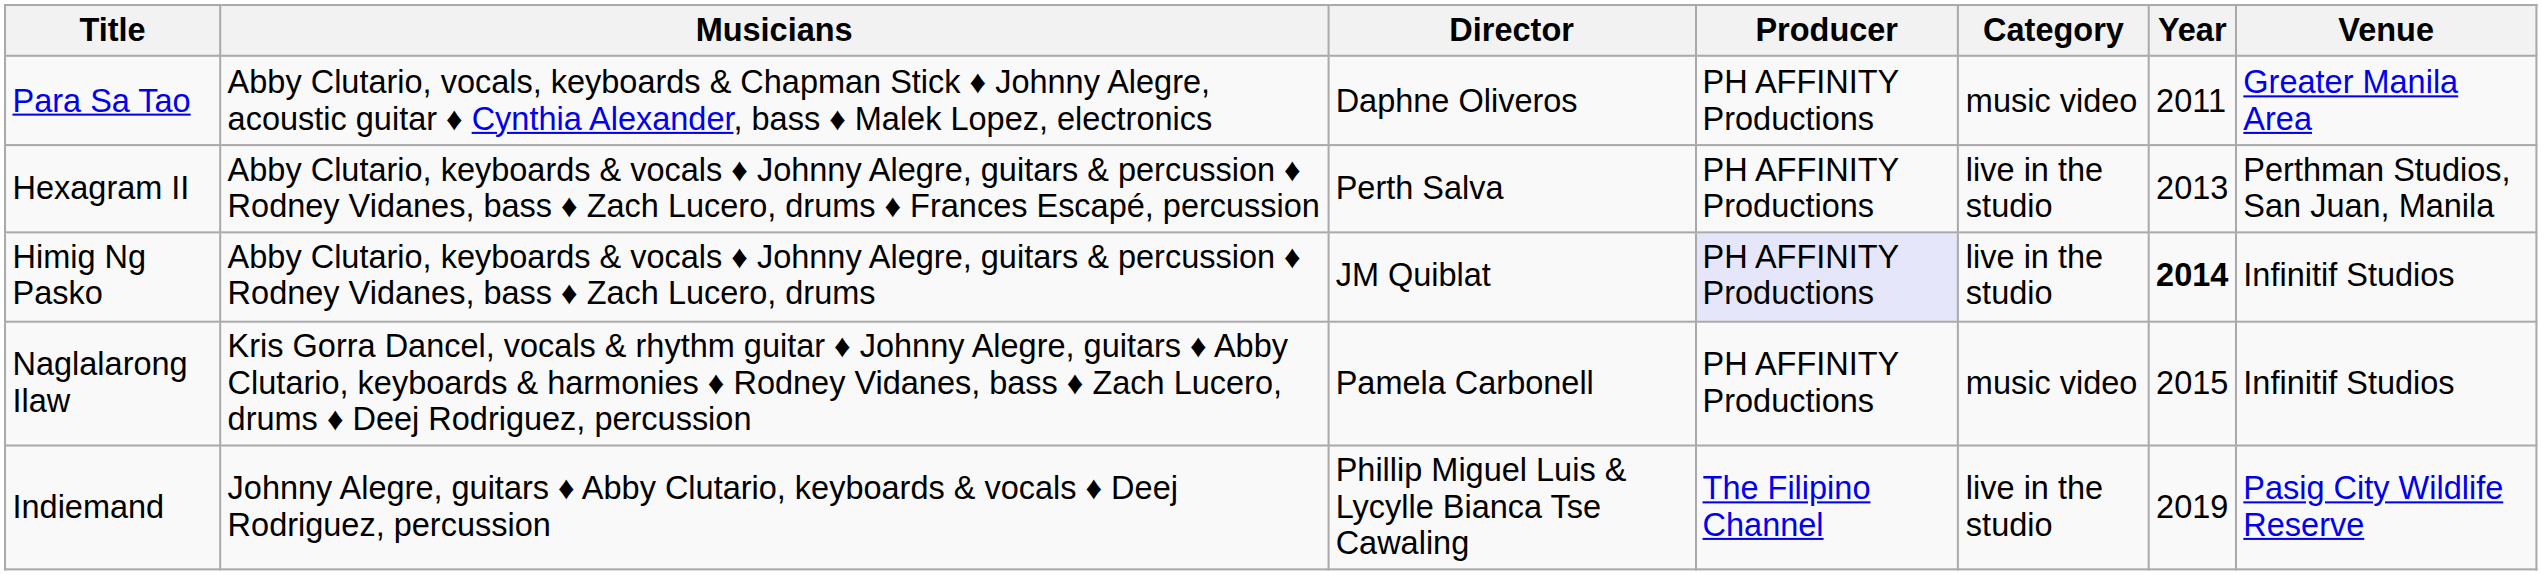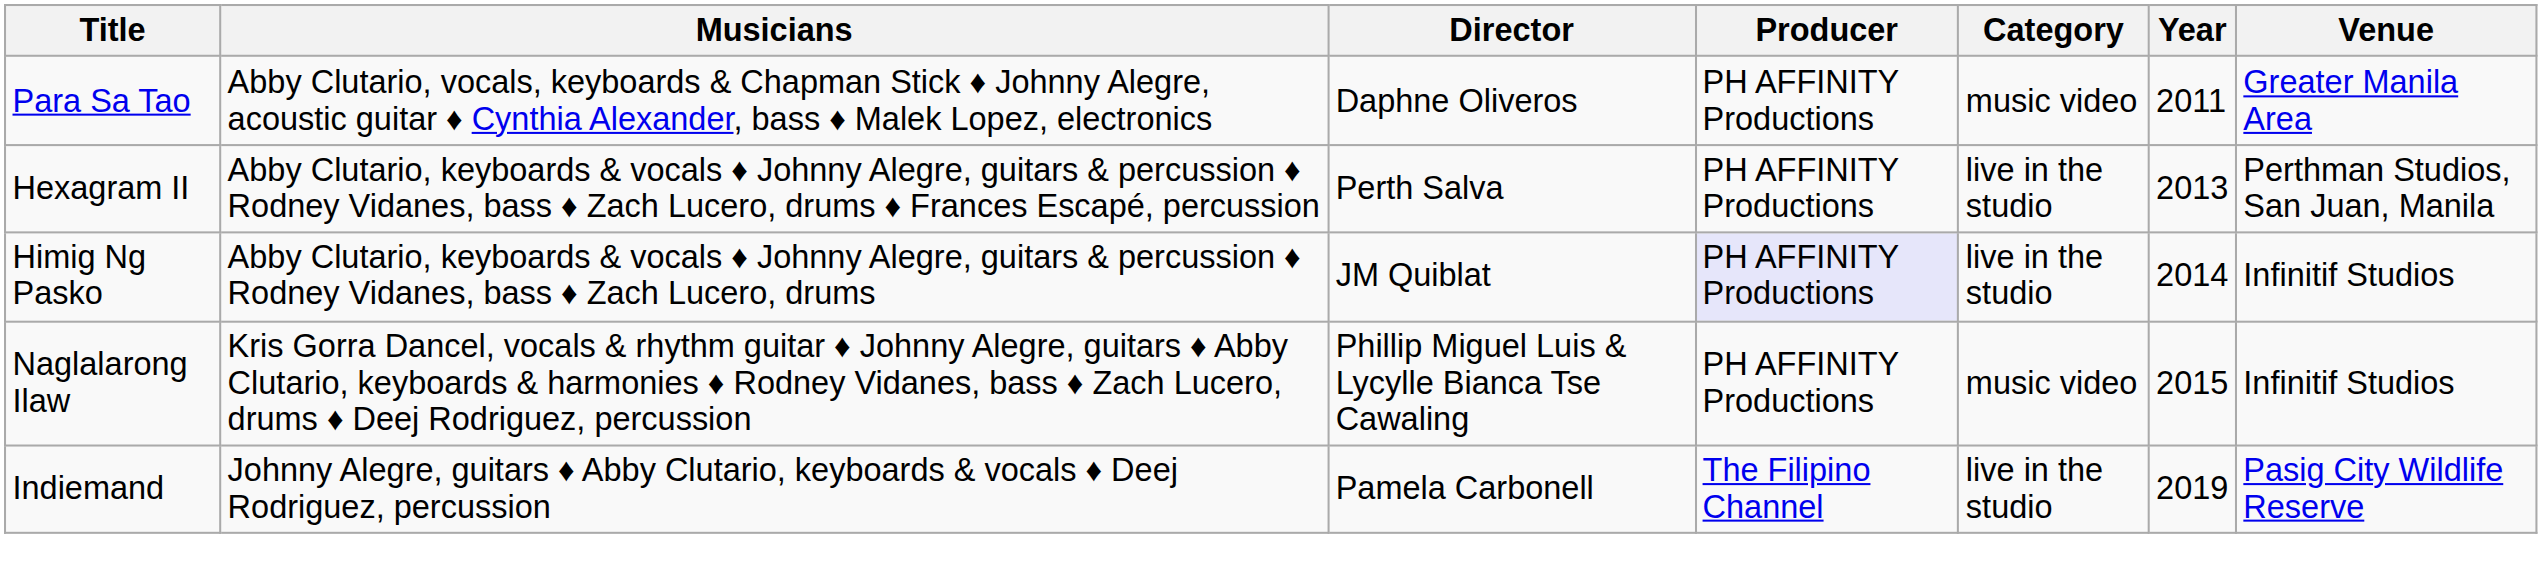(2192, 276) bold -> (2192, 276) normal
(1465, 382) Pamela Carbonell -> (1481, 382) Phillip Miguel Luis & Lycylle Bianca Tse Cawaling
(1481, 507) Phillip Miguel Luis & Lycylle Bianca Tse Cawaling -> (1465, 488) Pamela Carbonell
